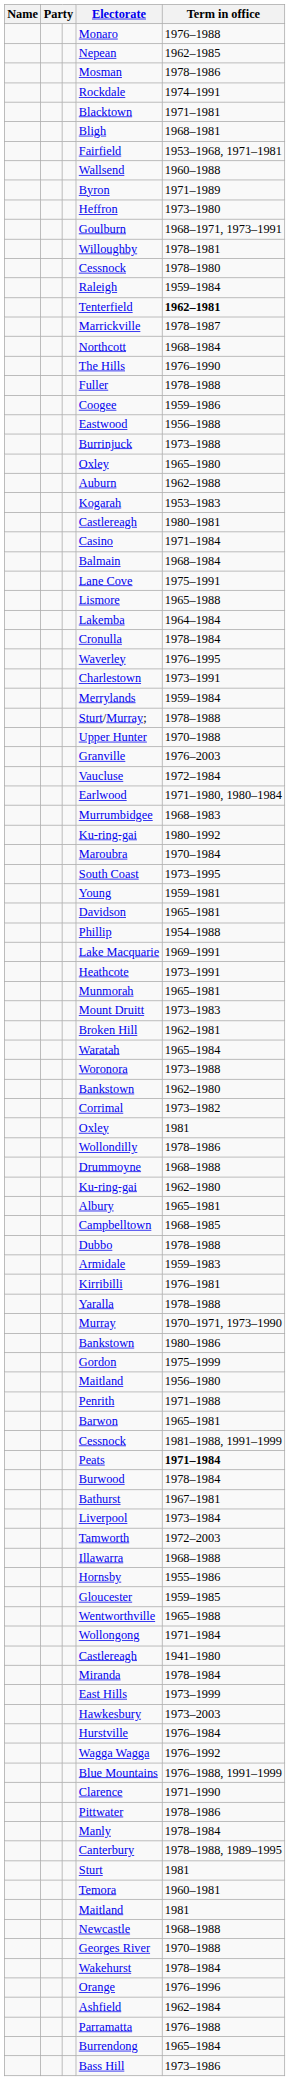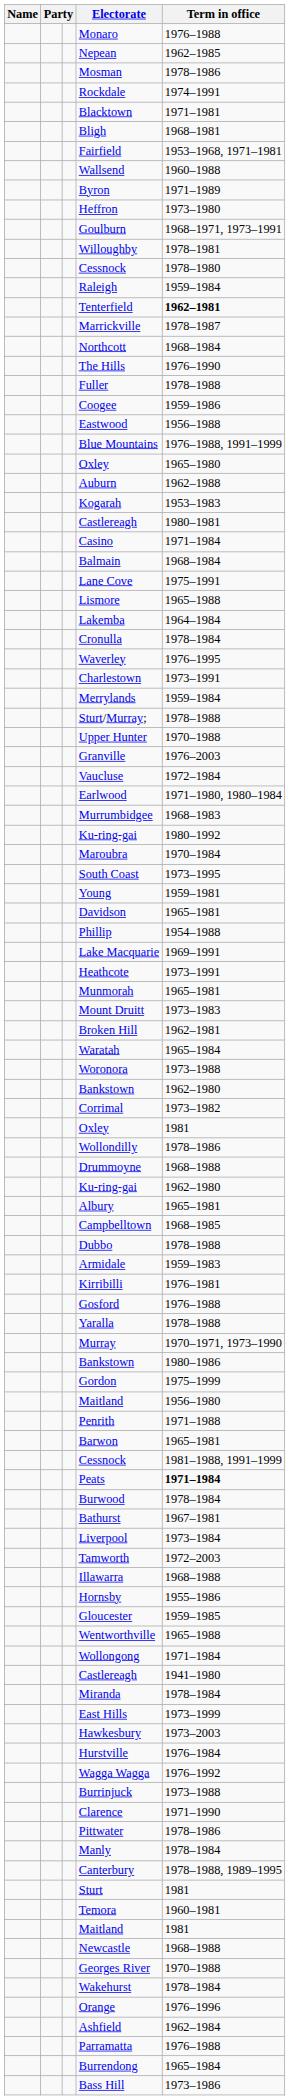rows swapped: (23, 1773) <-> (23, 444)
+ row: (23, 1304)
